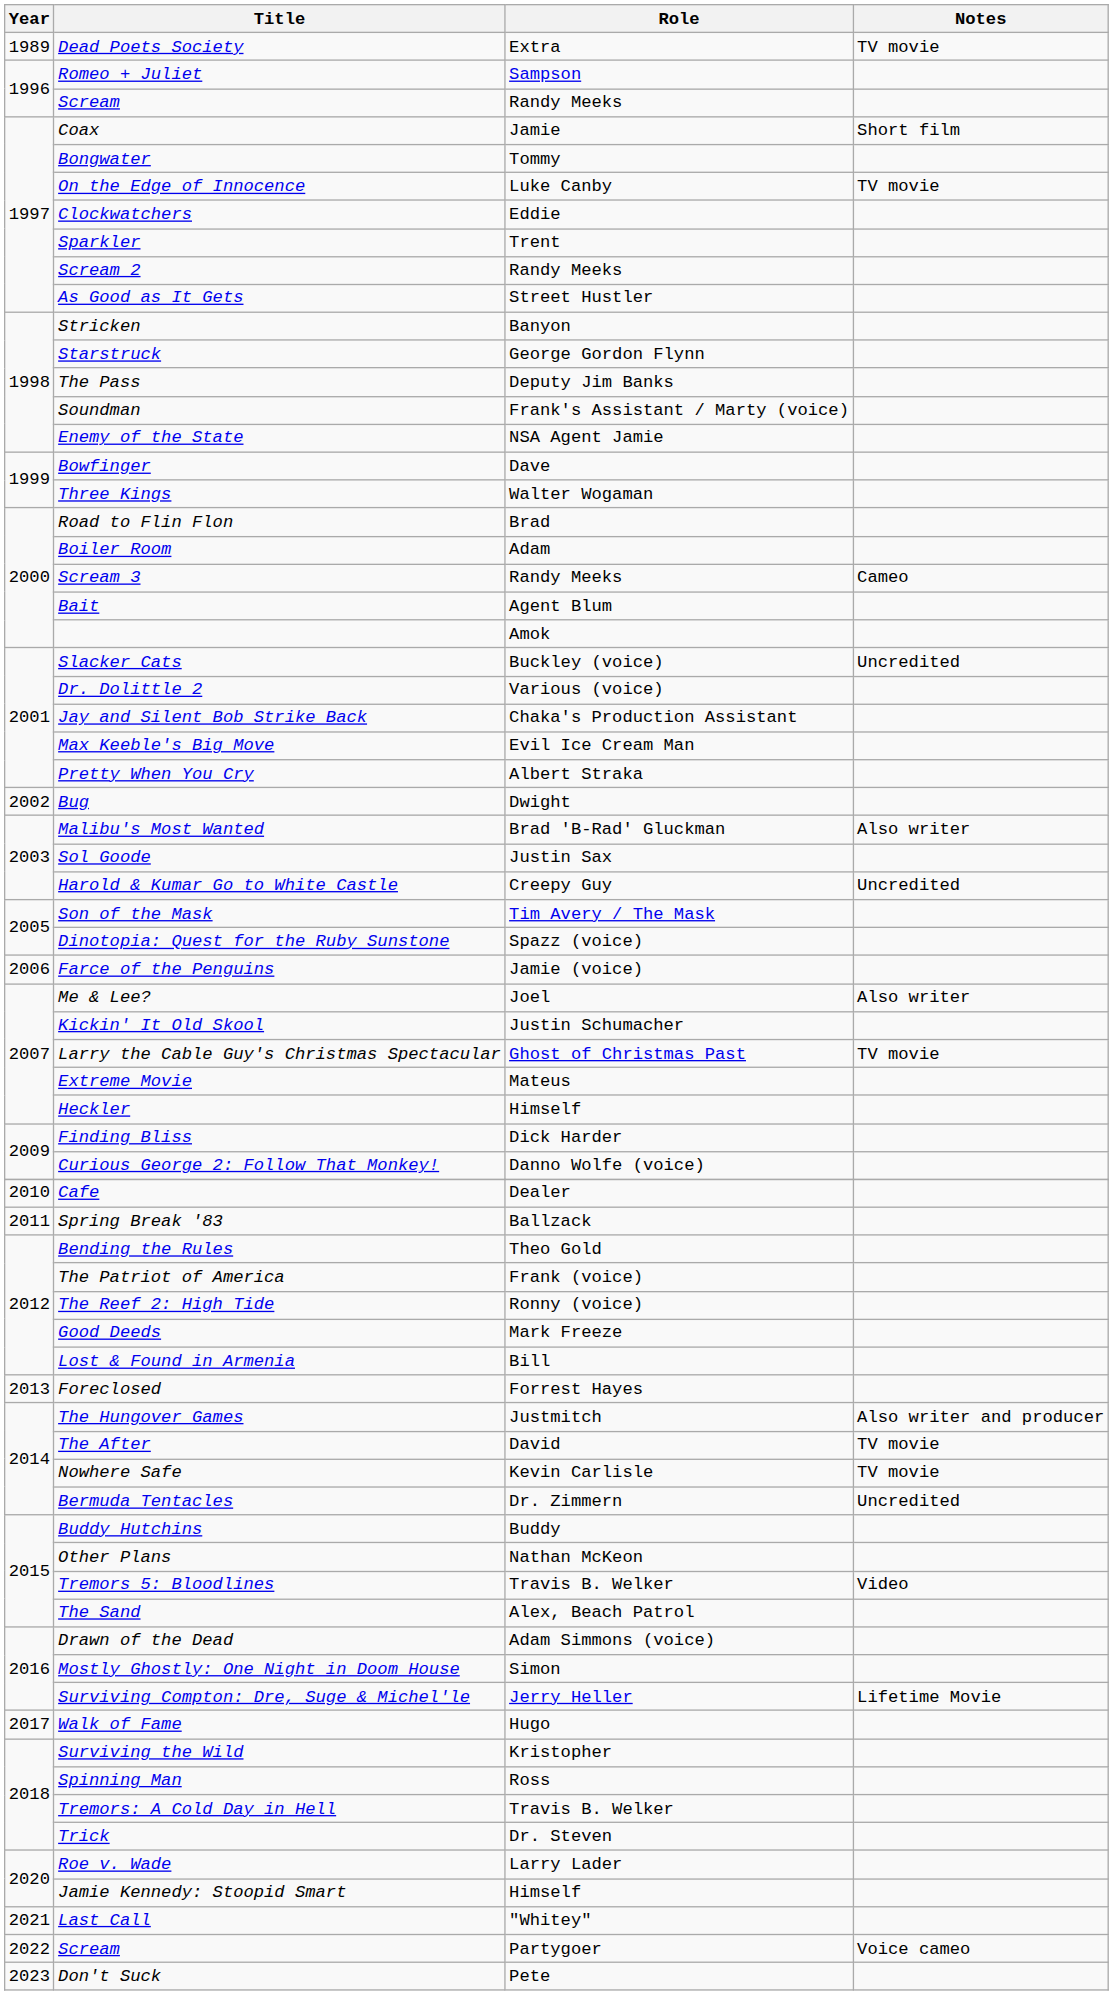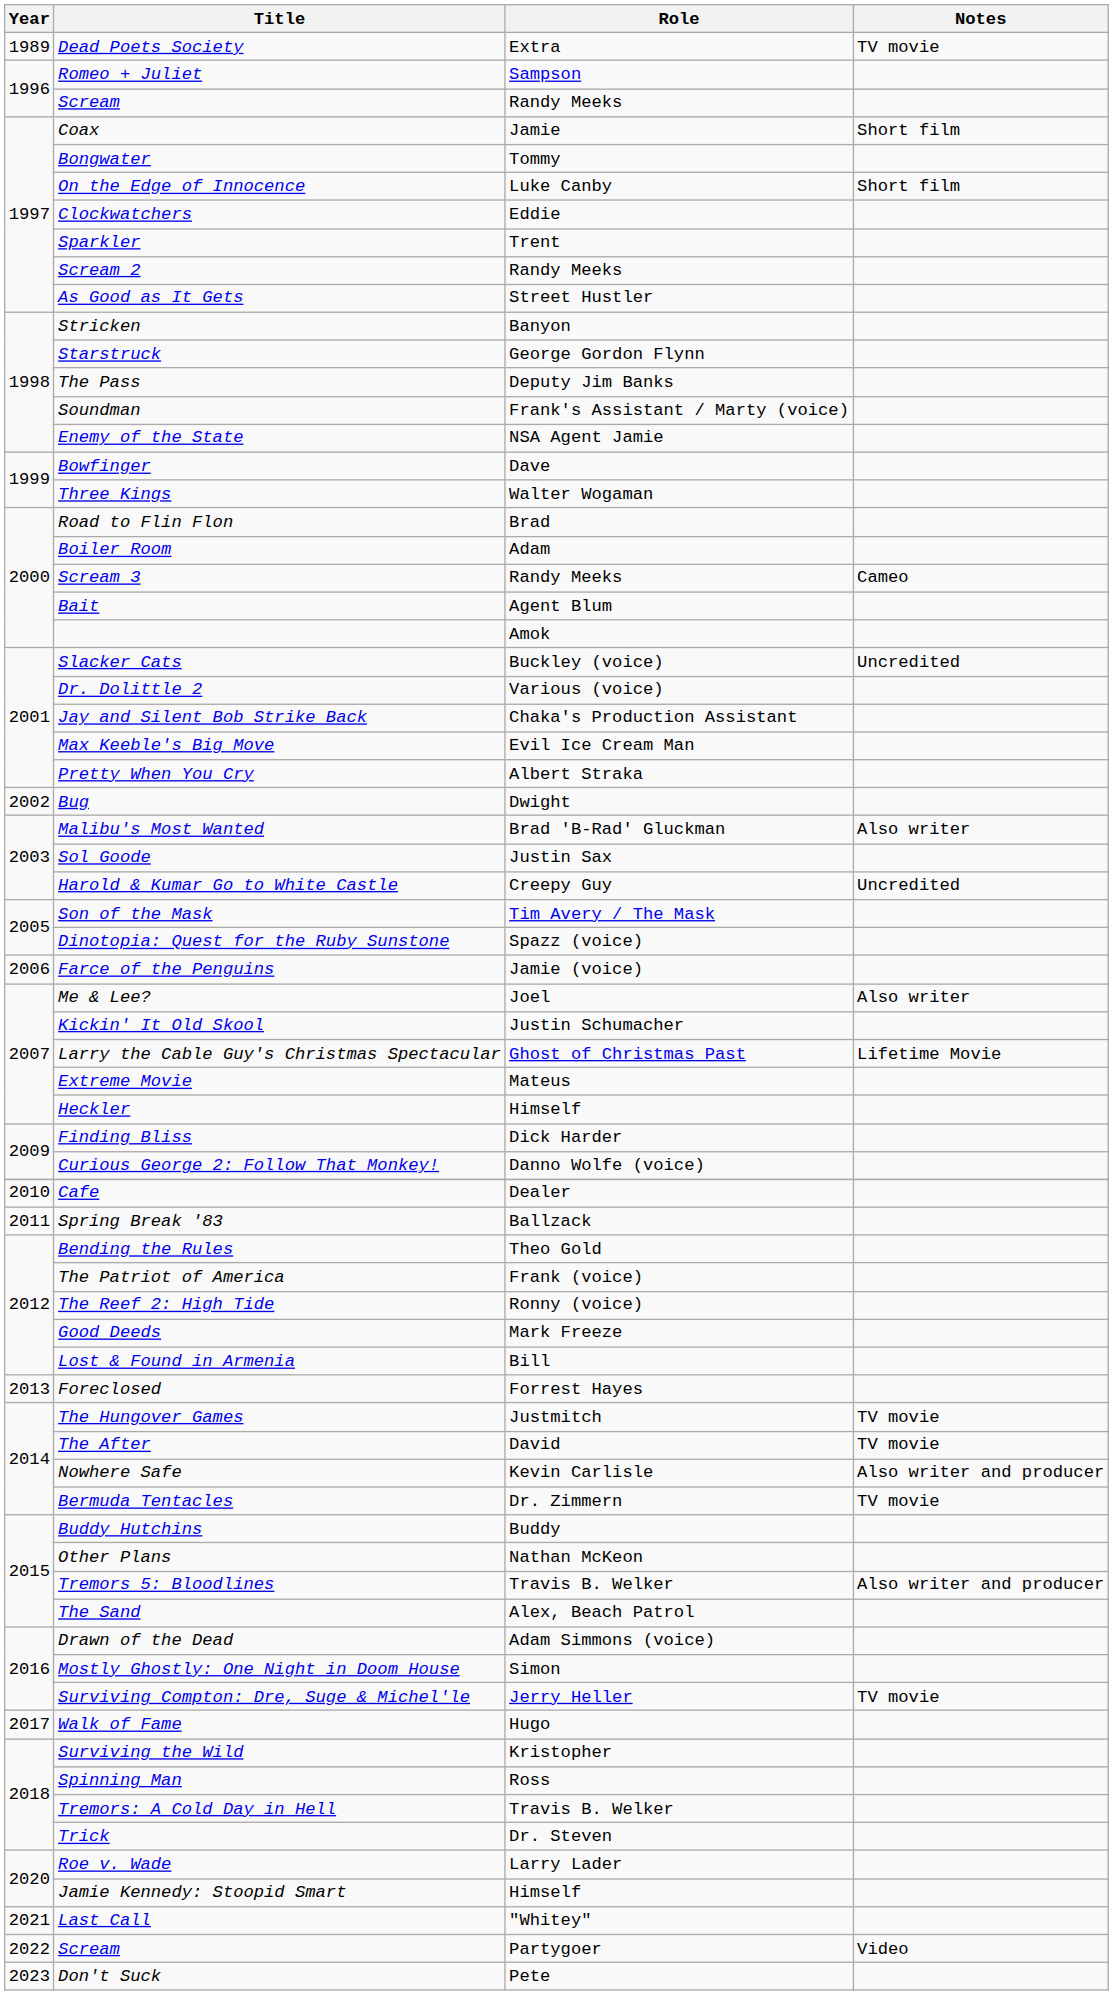(898, 186) TV movie -> (909, 186) Short film
(898, 1053) TV movie -> (929, 1053) Lifetime Movie
(981, 1417) Also writer and producer -> (898, 1417) TV movie
(898, 1473) TV movie -> (981, 1473) Also writer and producer
(909, 1501) Uncredited -> (898, 1501) TV movie
(883, 1585) Video -> (981, 1585) Also writer and producer
(929, 1697) Lifetime Movie -> (898, 1697) TV movie
(914, 1948) Voice cameo -> (883, 1948) Video
